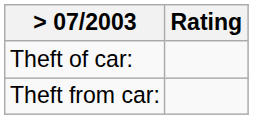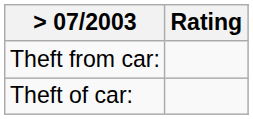rows swapped: (72, 59) <-> (85, 95)
